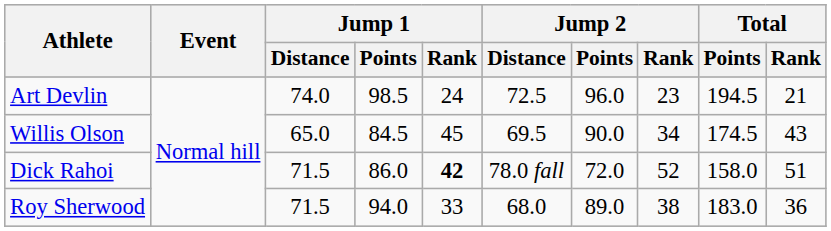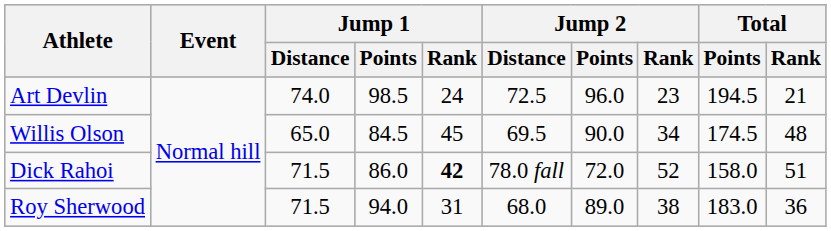(796, 133) 43 -> (796, 133) 48
(452, 207) 33 -> (452, 207) 31
